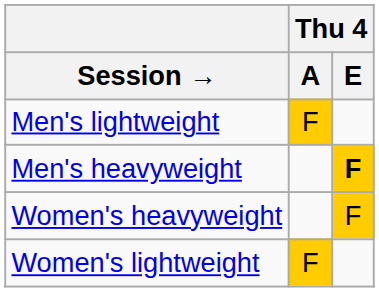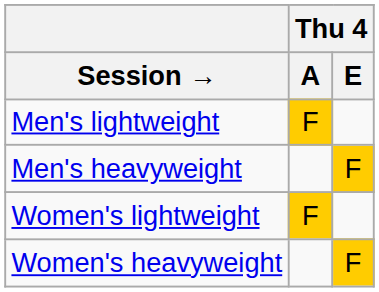(353, 169) bold -> (353, 169) normal
rows swapped: (135, 262) <-> (147, 215)
